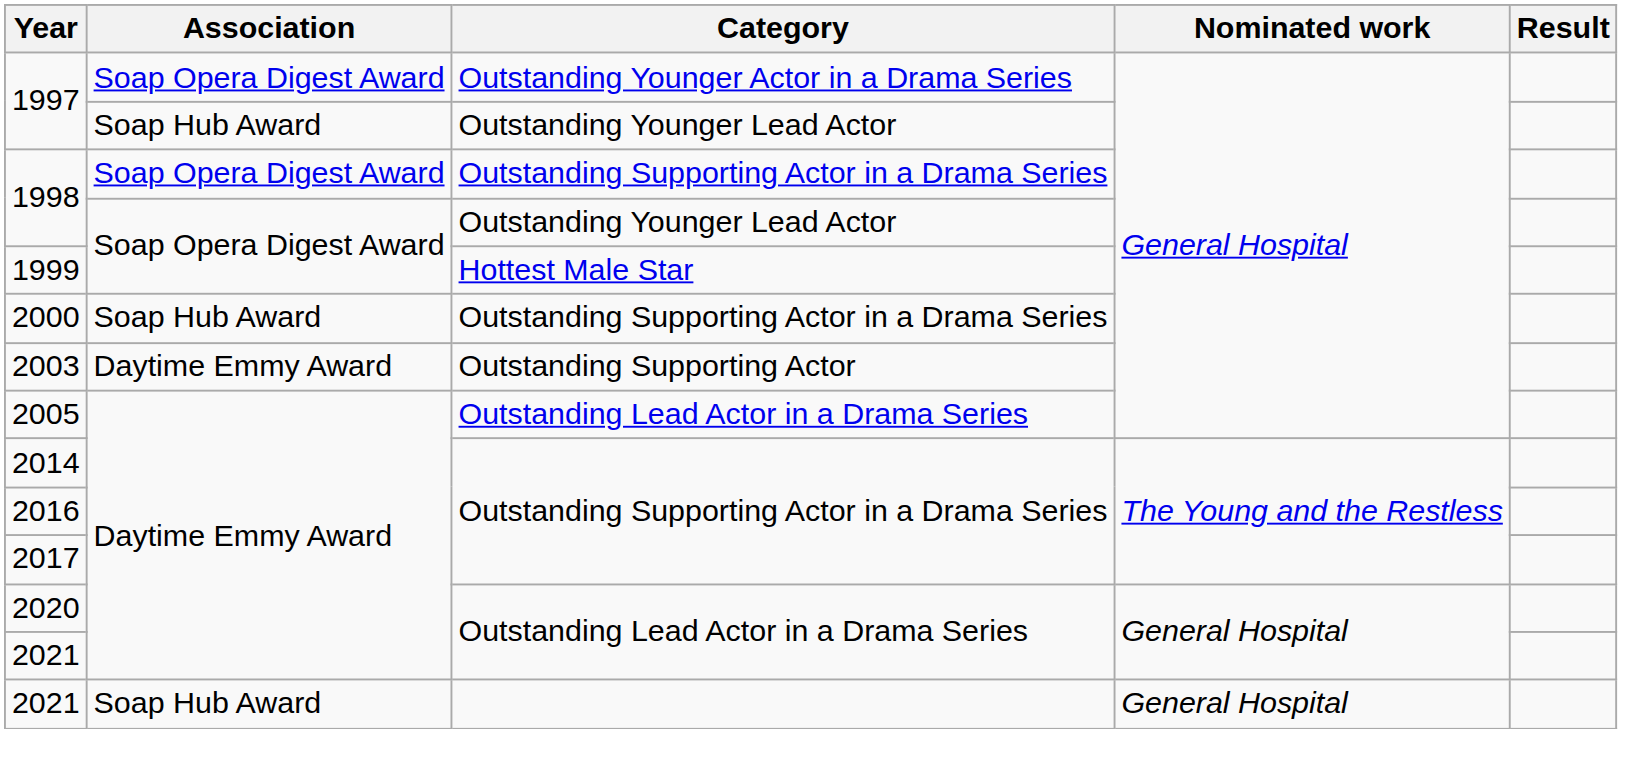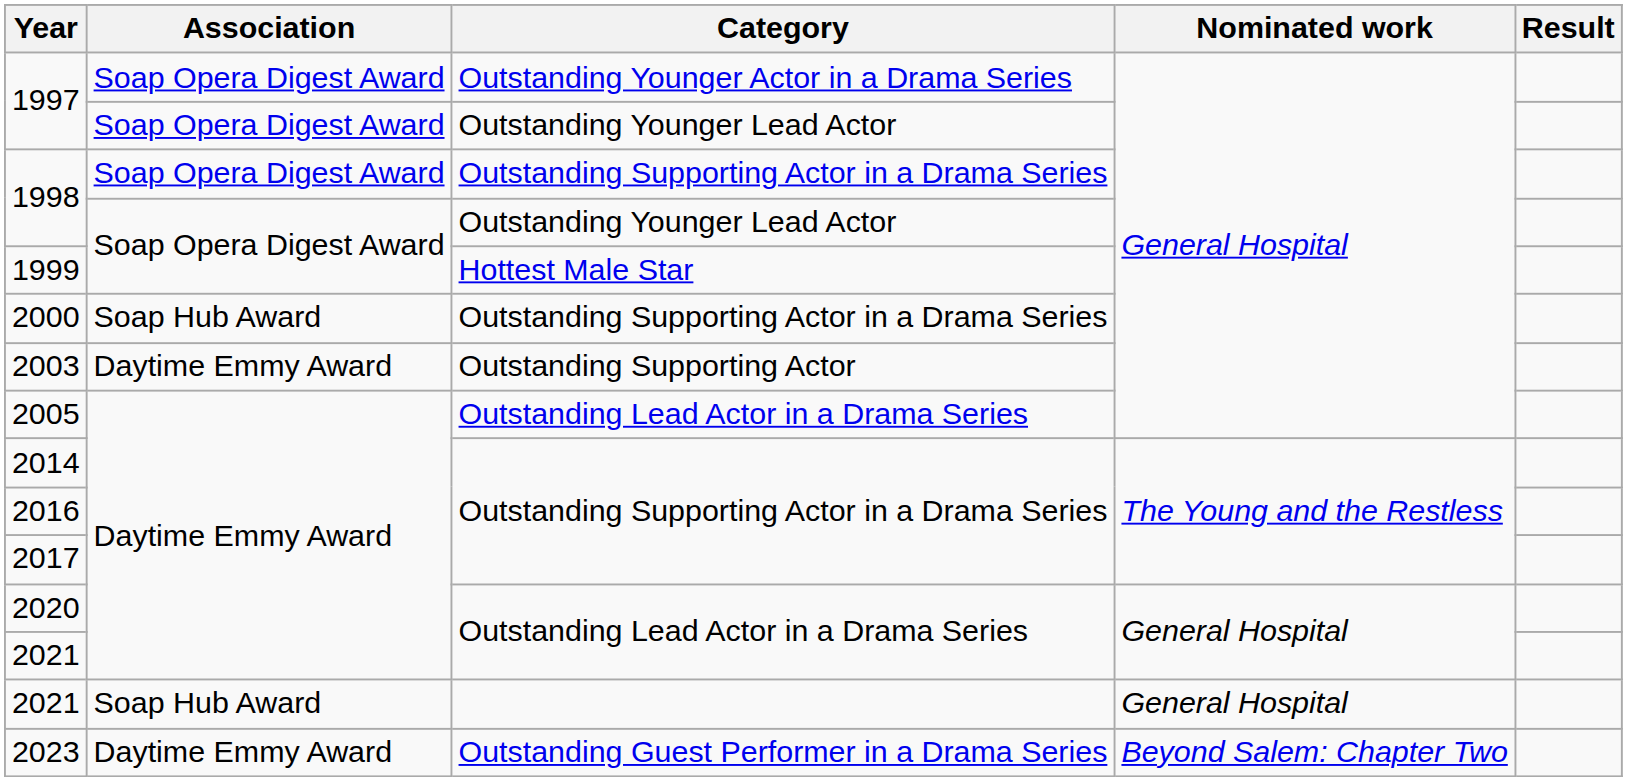(207, 125) Soap Hub Award -> (269, 125) Soap Opera Digest Award
+ row: (46, 751)
